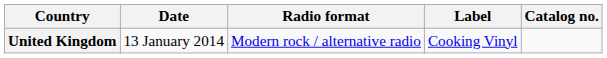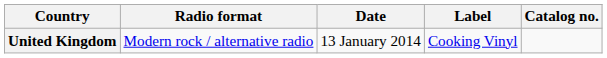columns swapped: (174, 16) <-> (326, 16)
